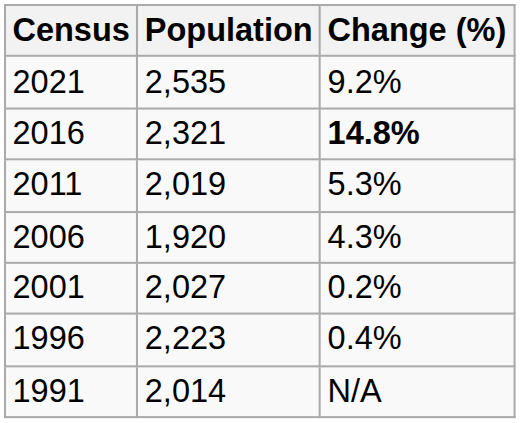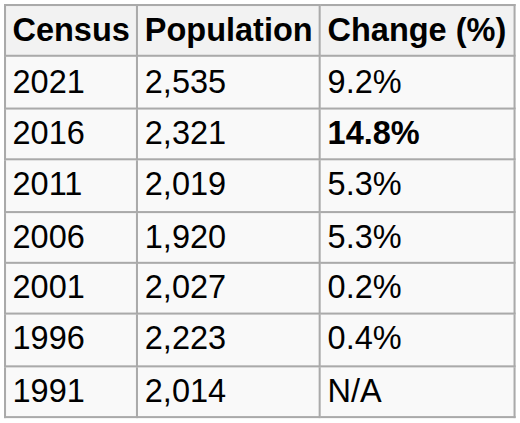(365, 236) 4.3% -> (365, 236) 5.3%
